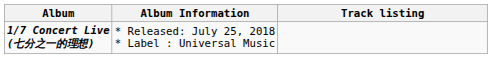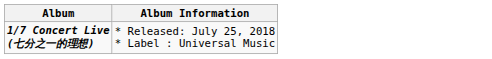- column: (383, 13)
